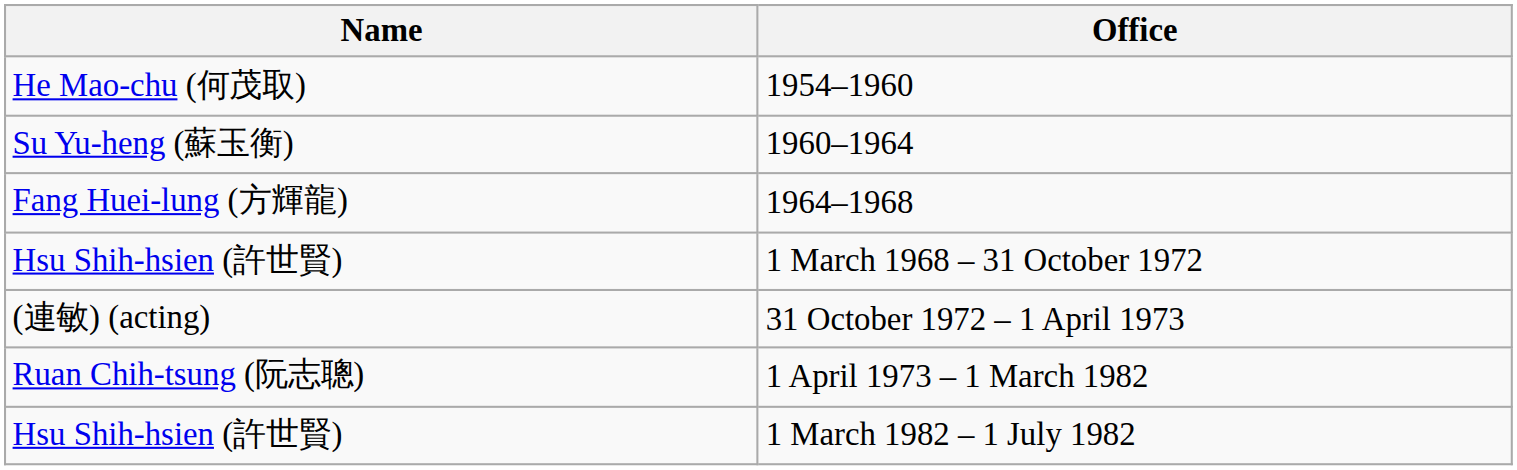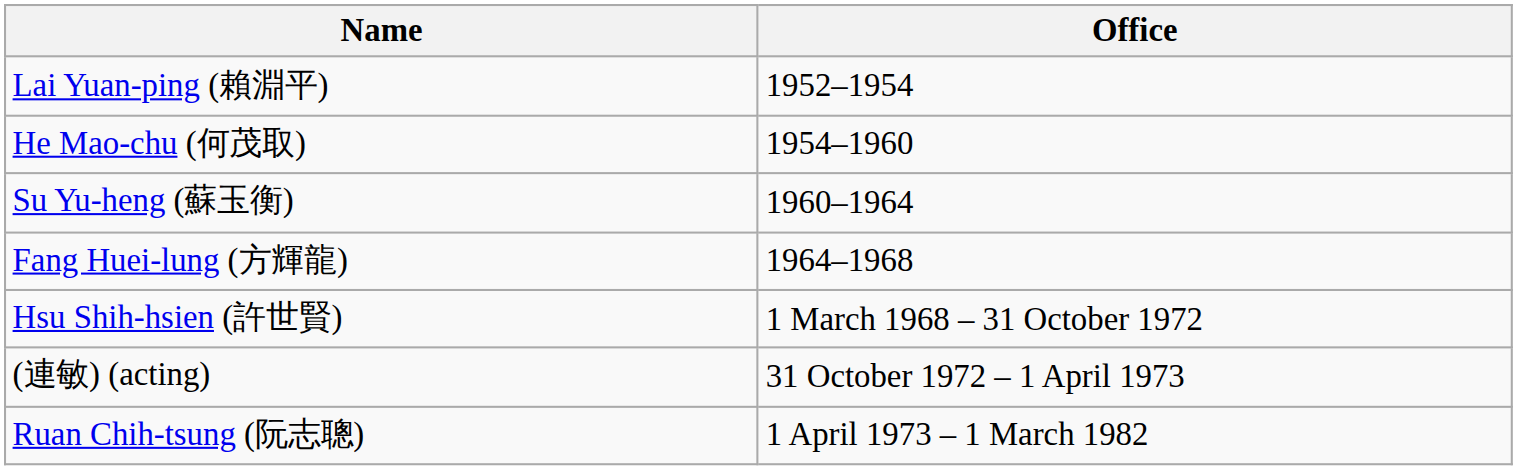+ row: (840, 85)
- row: (951, 434)
